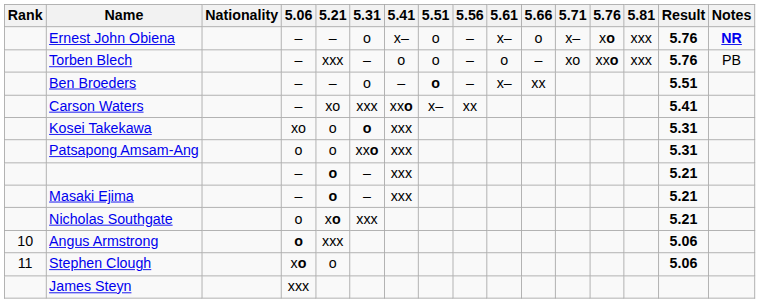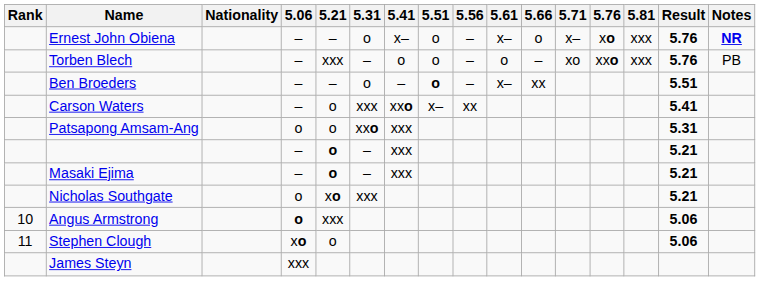(333, 106) xo -> (333, 106) o
- row: (100, 128)
